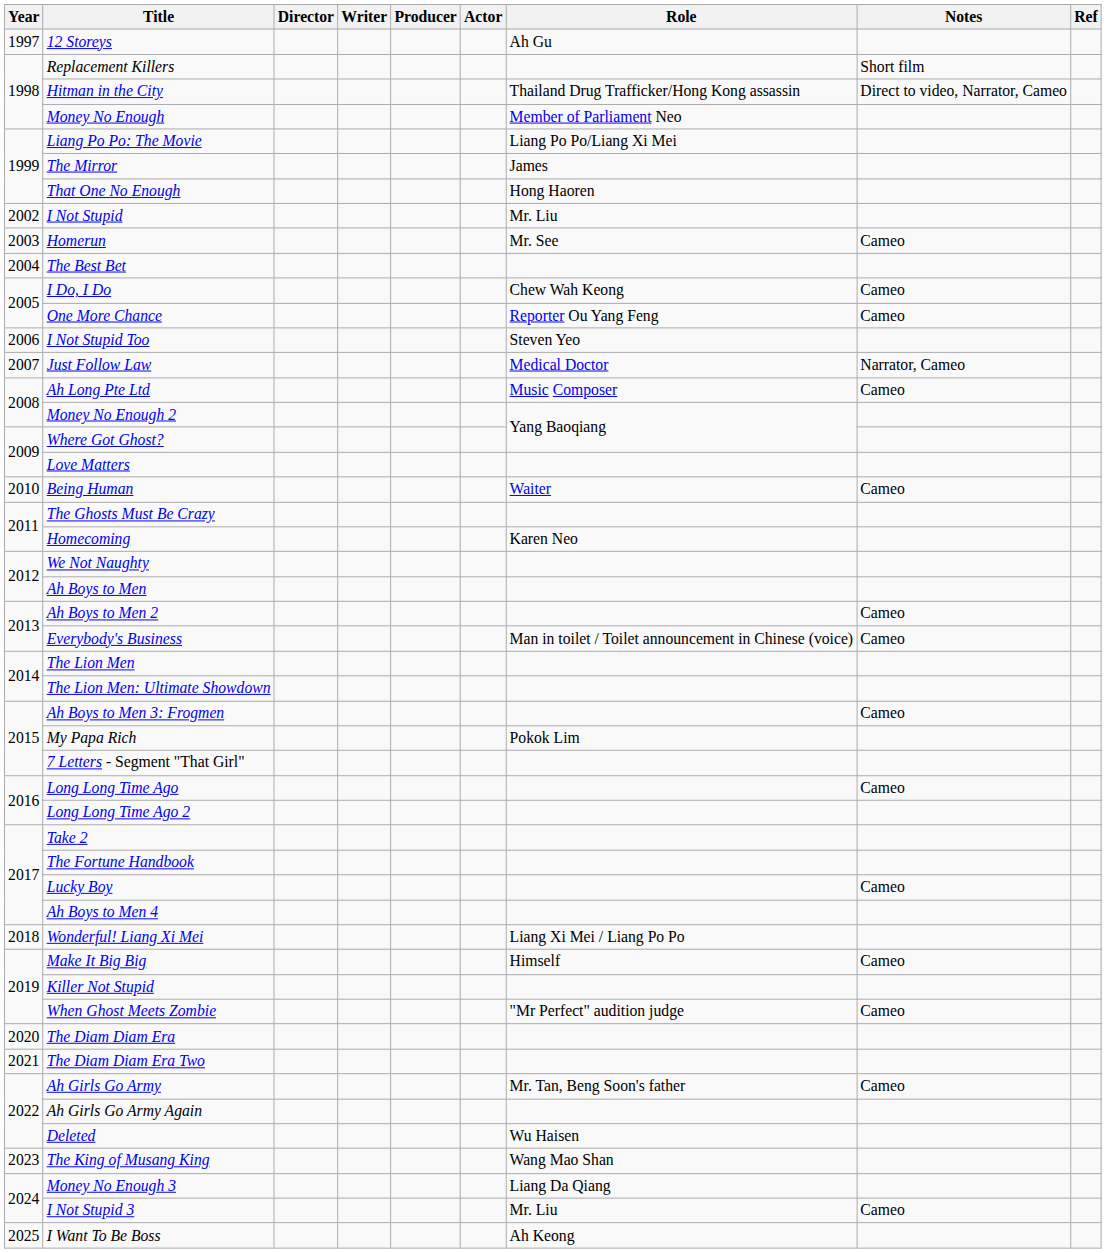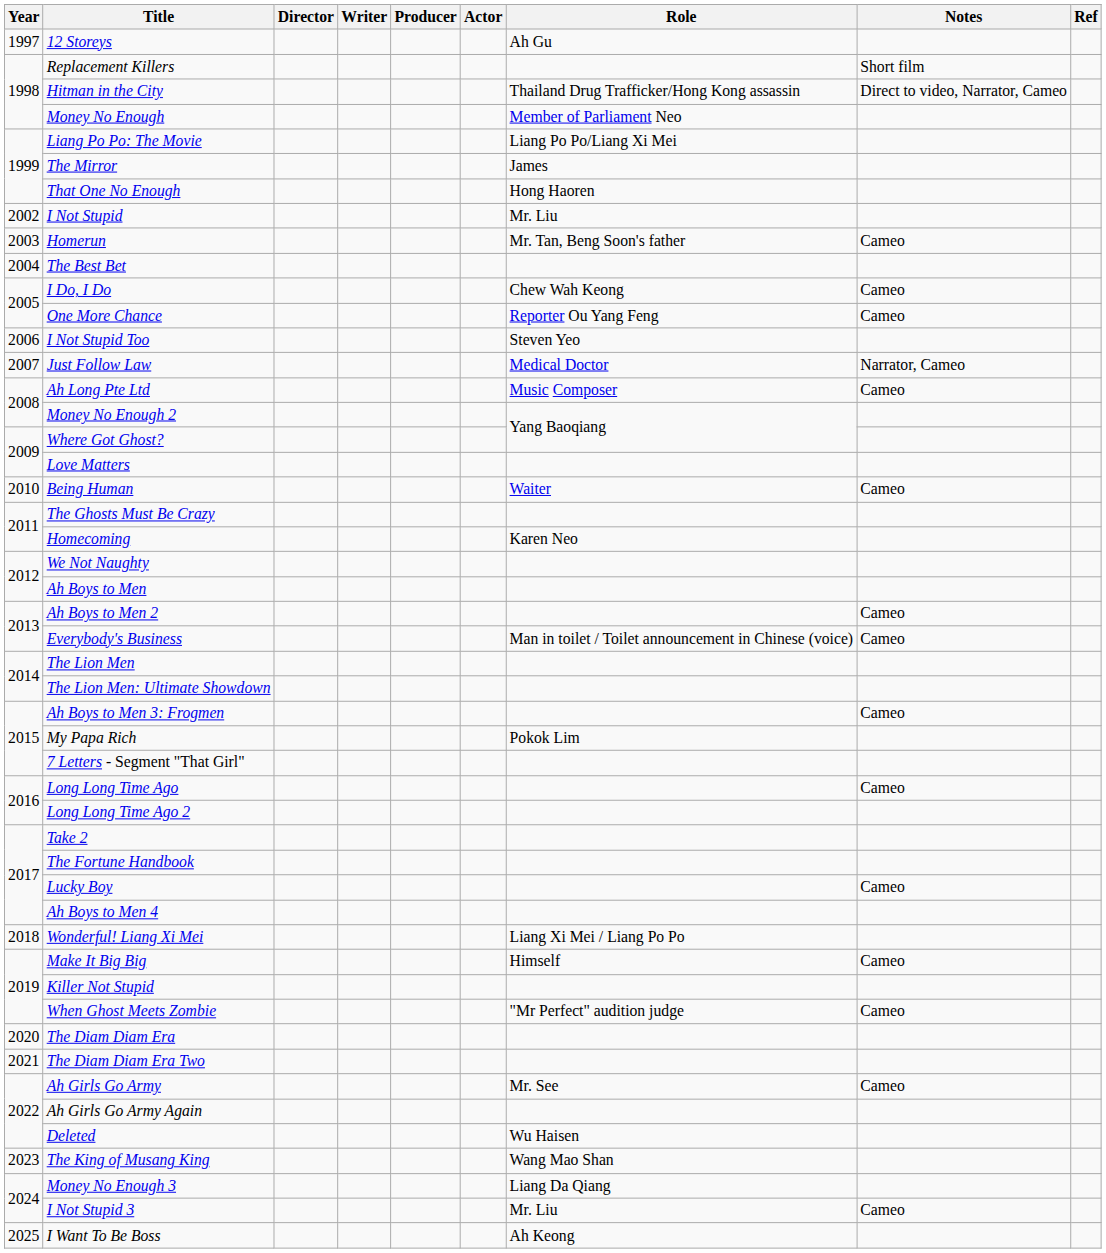(534, 240) Mr. See -> (597, 240) Mr. Tan, Beng Soon's father
(597, 1086) Mr. Tan, Beng Soon's father -> (534, 1086) Mr. See
